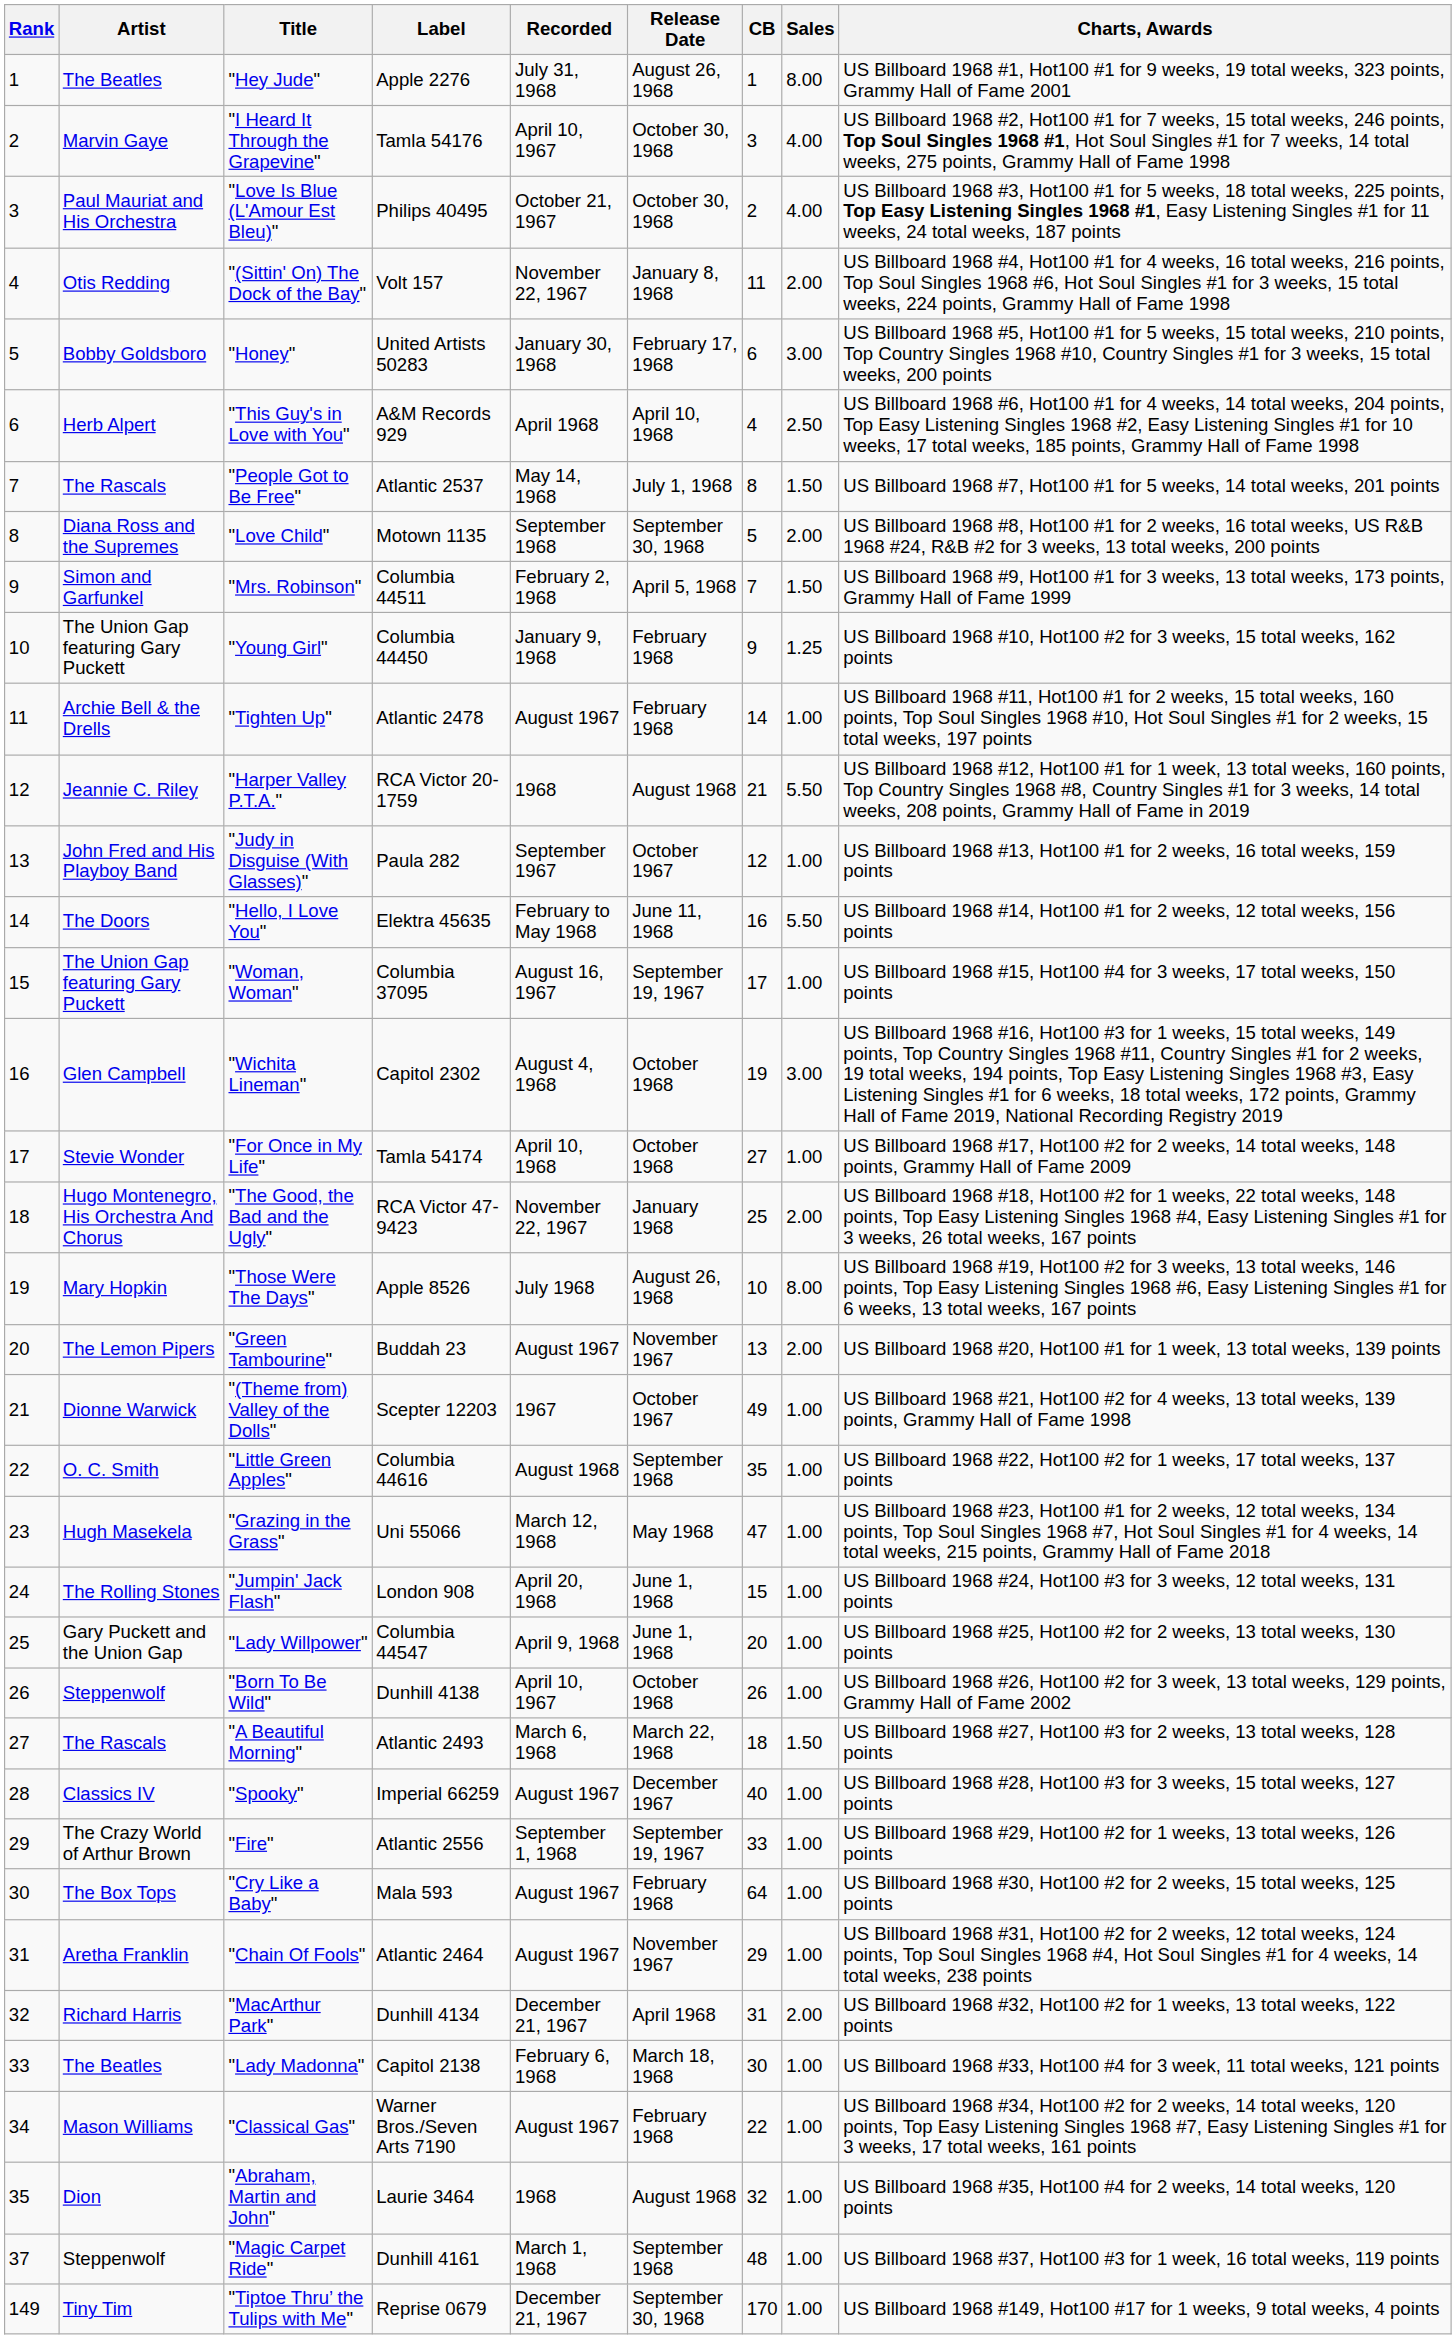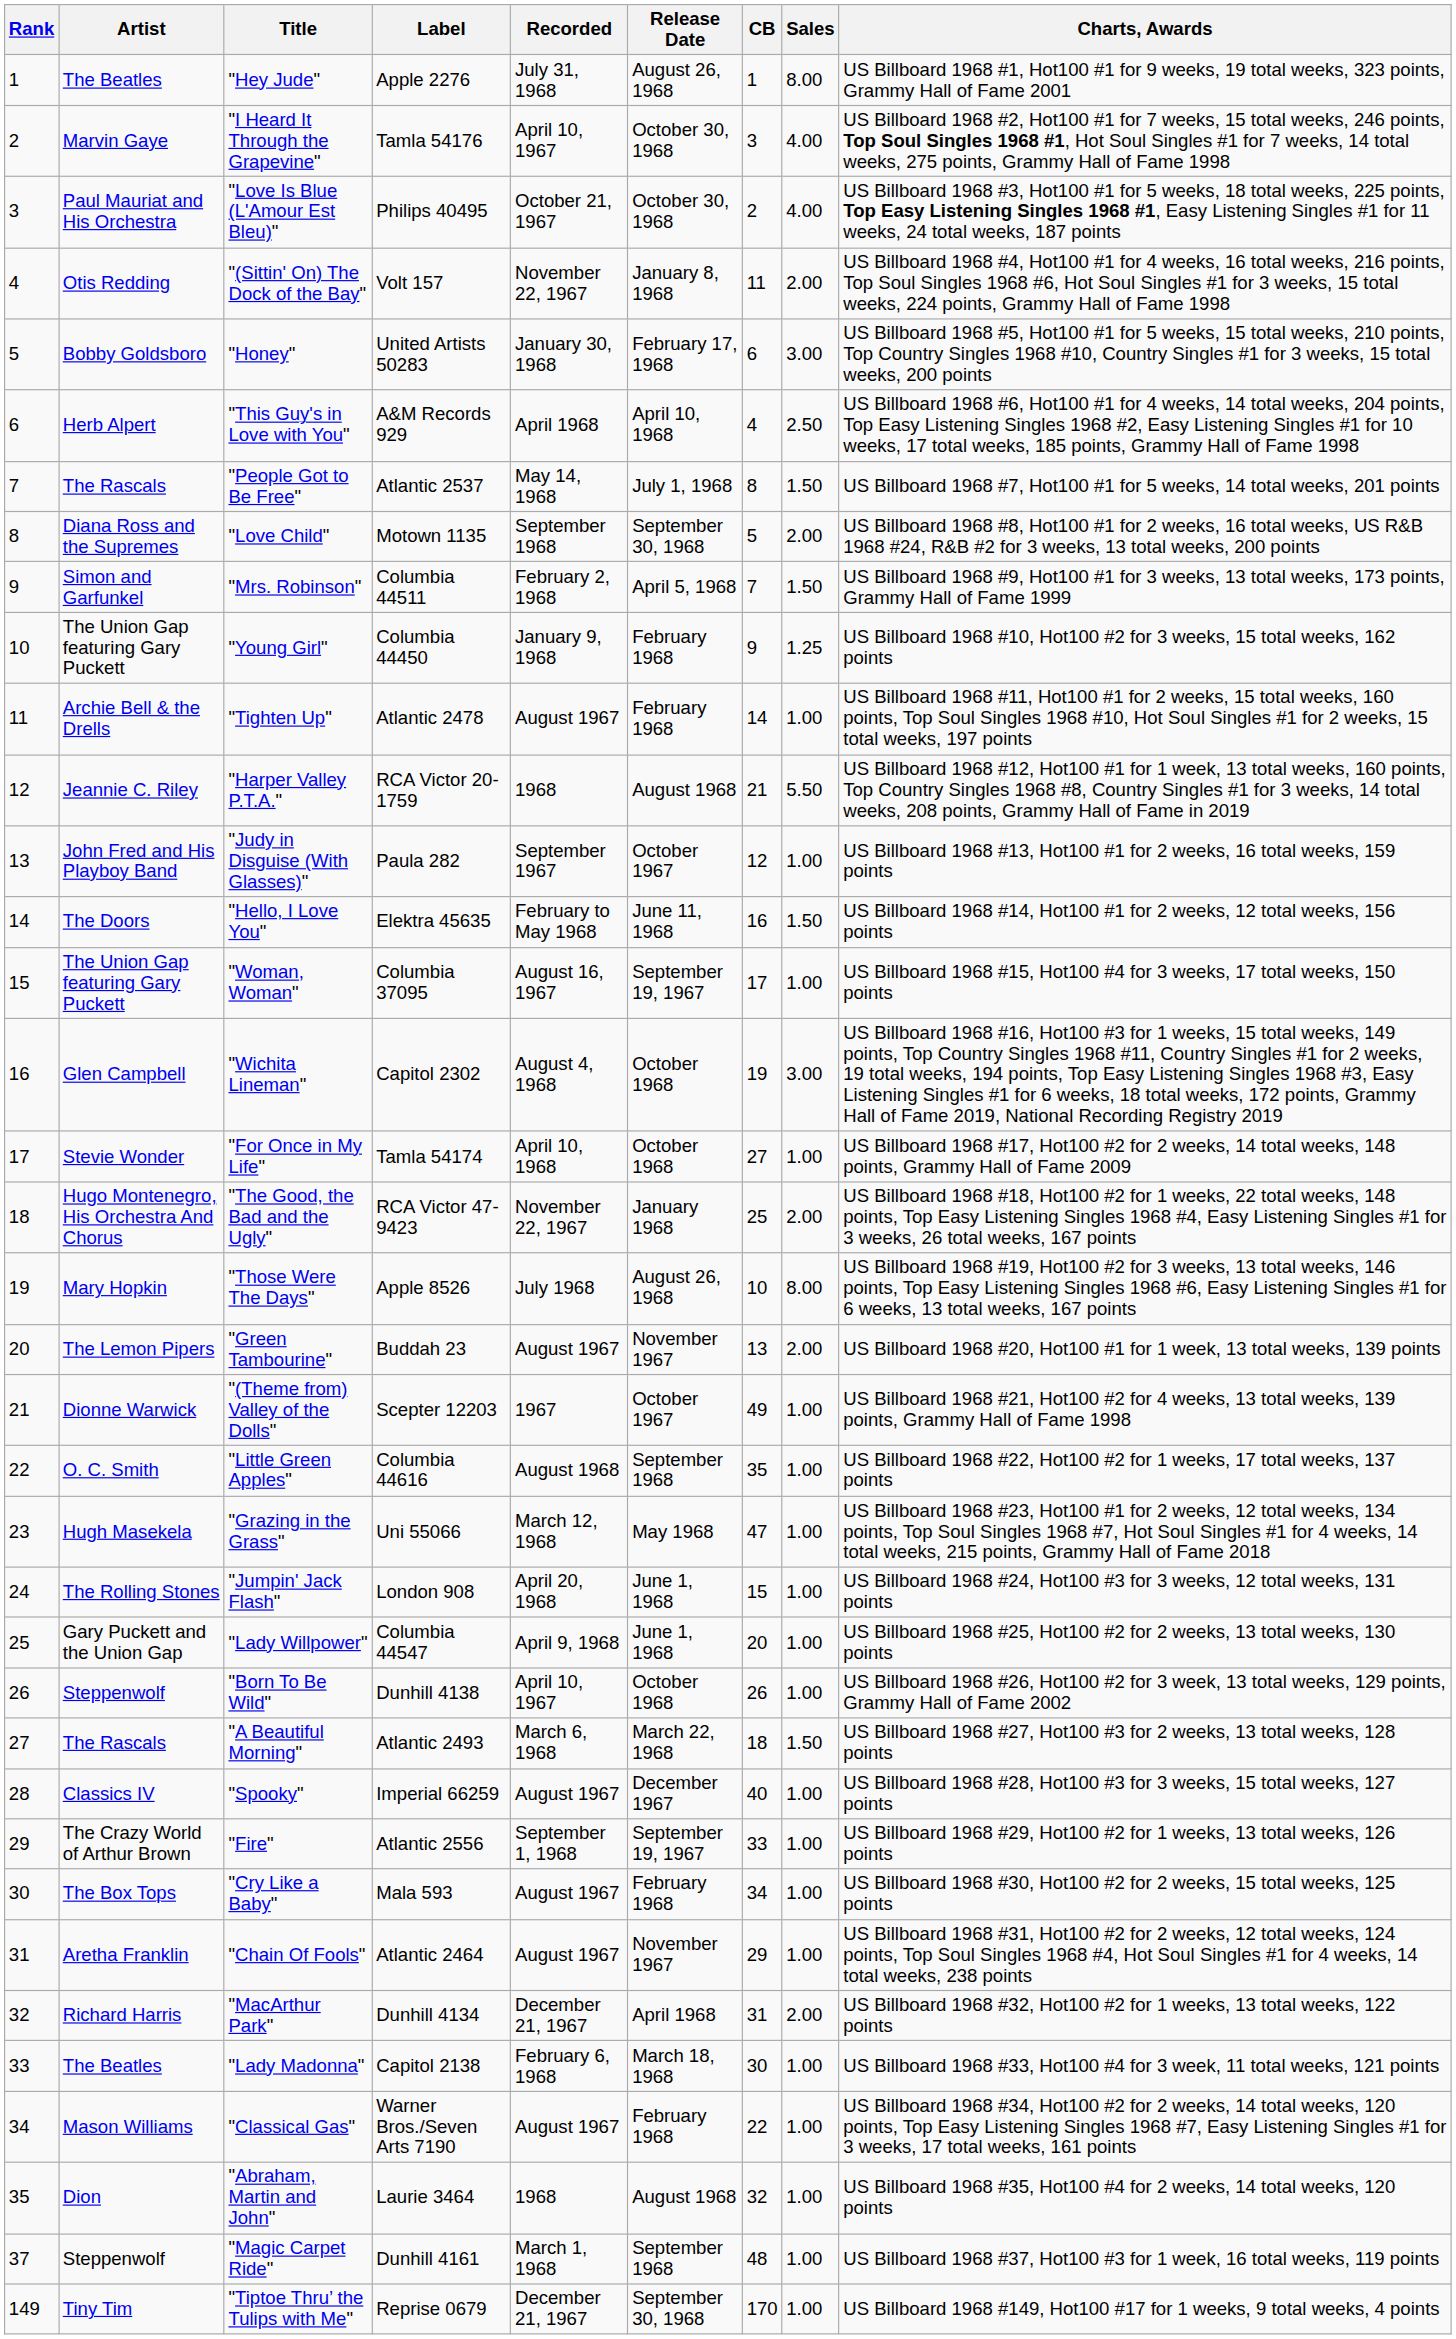(804, 921) 5.50 -> (804, 921) 1.50
(757, 1894) 64 -> (757, 1894) 34
